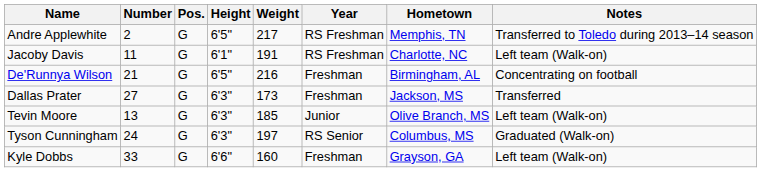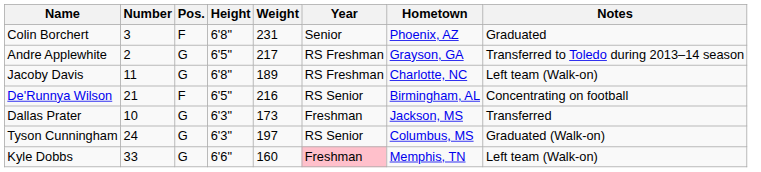+ row: (48, 34)
(428, 34) Memphis, TN -> (427, 55) Grayson, GA
(221, 55) 6'1" -> (221, 75) 6'8"
(267, 55) 191 -> (267, 75) 189
(183, 75) G -> (182, 95) F
(334, 75) Freshman -> (334, 95) RS Senior
(131, 95) 27 -> (131, 116) 10
- row: (42, 116)
(334, 156) no background -> (334, 156) pink background
(427, 156) Grayson, GA -> (428, 156) Memphis, TN
